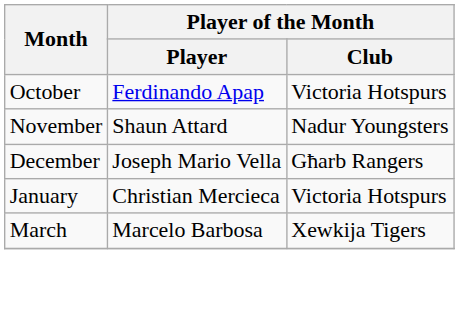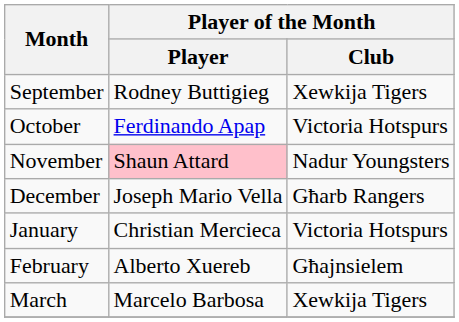+ row: (57, 91)
(170, 126) no background -> (171, 160) pink background
+ row: (49, 265)
